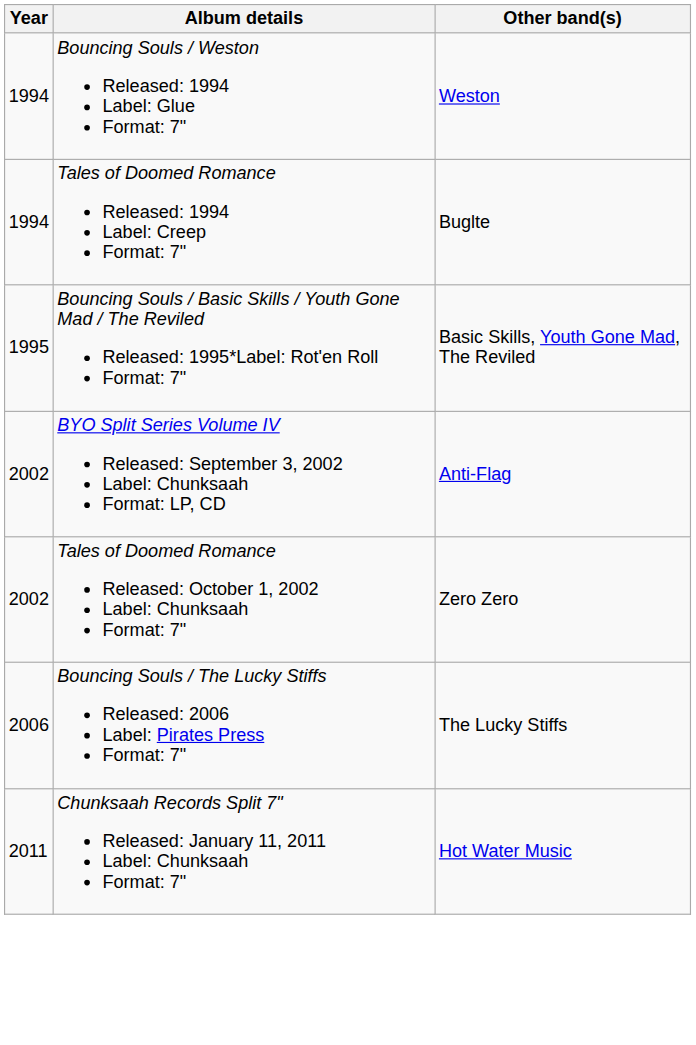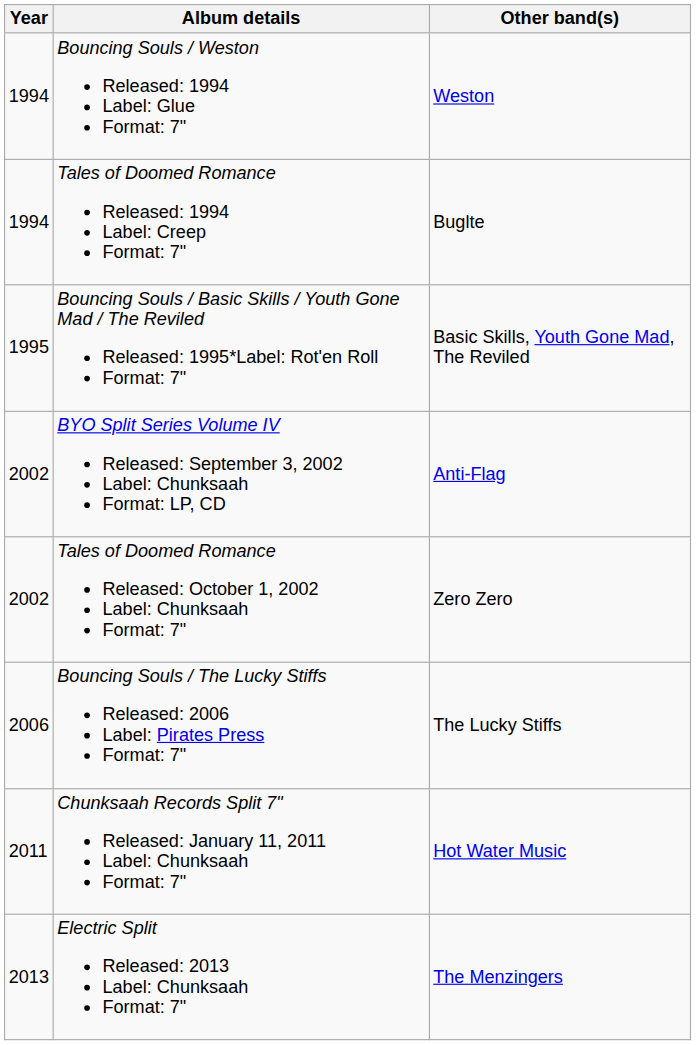+ row: (241, 968)
